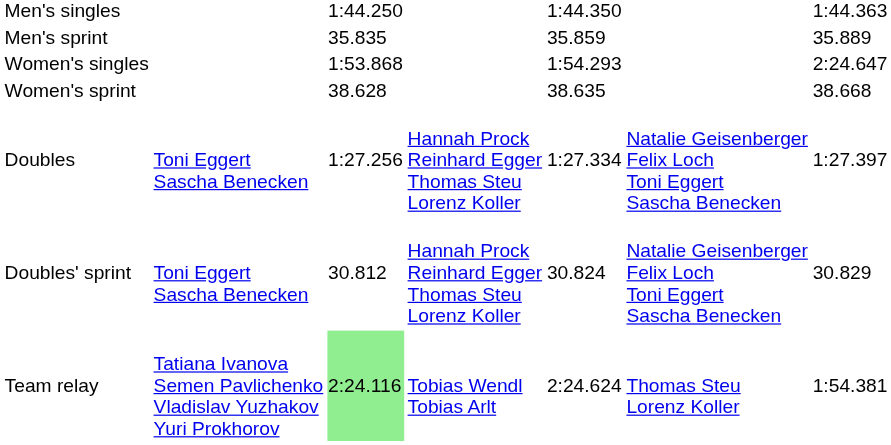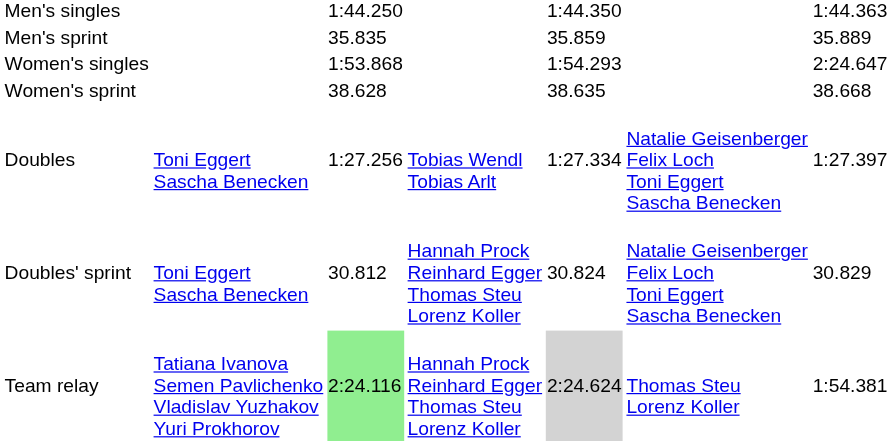(475, 170) Hannah Prock Reinhard Egger Thomas Steu Lorenz Koller -> (465, 170) Tobias Wendl Tobias Arlt
(465, 396) Tobias Wendl Tobias Arlt -> (475, 396) Hannah Prock Reinhard Egger Thomas Steu Lorenz Koller
(584, 385) no background -> (584, 385) lightgrey background
